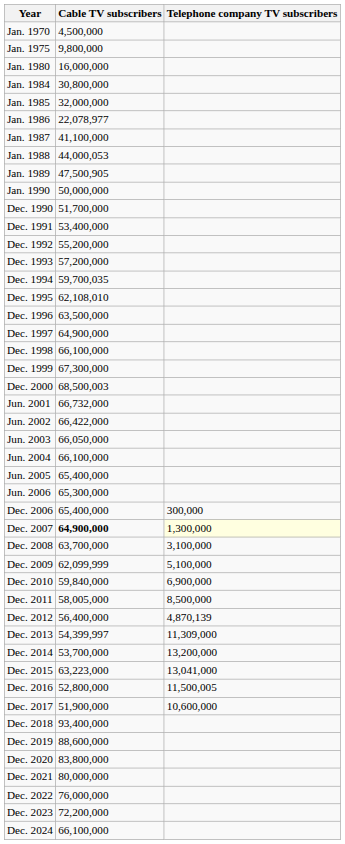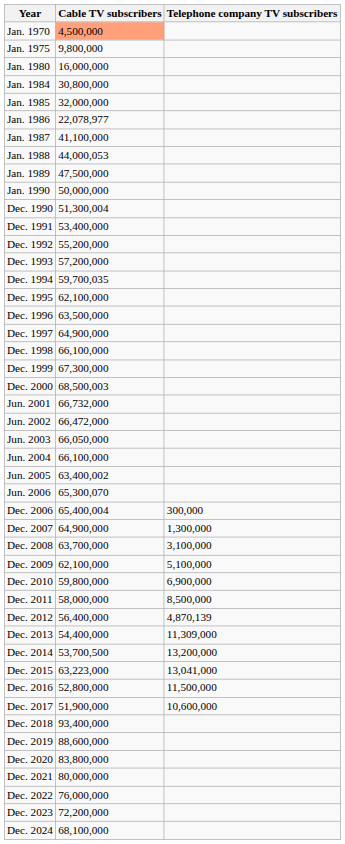(81, 31) no background -> (81, 31) lightsalmon background
(83, 173) 47,500,905 -> (83, 173) 47,500,000
(83, 208) 51,700,000 -> (83, 208) 51,300,004
(83, 297) 62,108,010 -> (83, 297) 62,100,000
(83, 421) 66,422,000 -> (83, 421) 66,472,000
(83, 475) 65,400,000 -> (83, 475) 63,400,002
(83, 492) 65,300,000 -> (83, 492) 65,300,070
(83, 510) 65,400,000 -> (83, 510) 65,400,004
(83, 528) bold -> (83, 528) normal
(189, 528) lightyellow background -> (189, 528) no background
(83, 564) 62,099,999 -> (83, 564) 62,100,000
(83, 581) 59,840,000 -> (83, 581) 59,800,000
(83, 599) 58,005,000 -> (83, 599) 58,000,000
(83, 635) 54,399,997 -> (83, 635) 54,400,000
(83, 652) 53,700,000 -> (83, 652) 53,700,500
(192, 688) 11,500,005 -> (192, 688) 11,500,000
(83, 830) 66,100,000 -> (83, 830) 68,100,000
